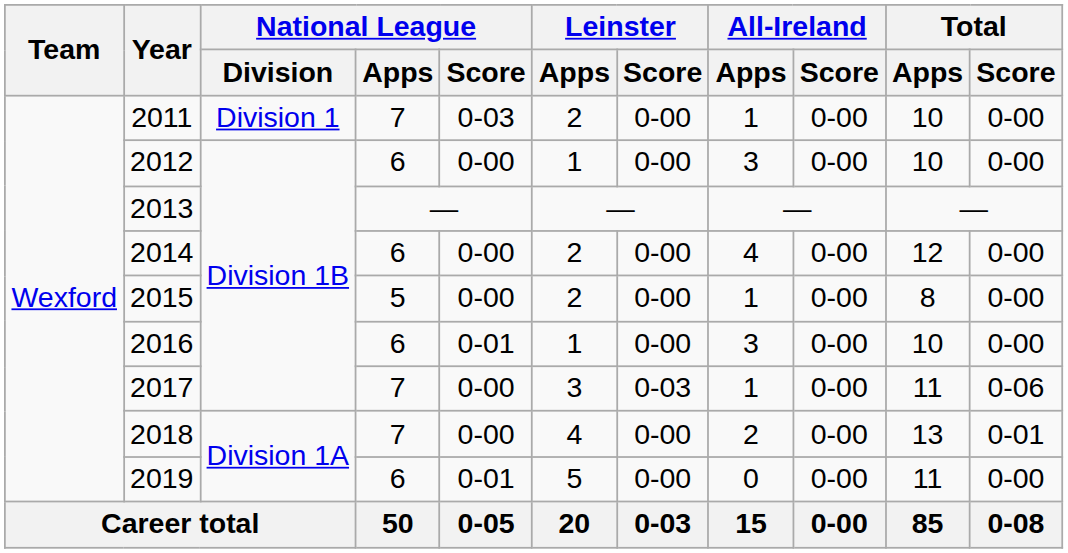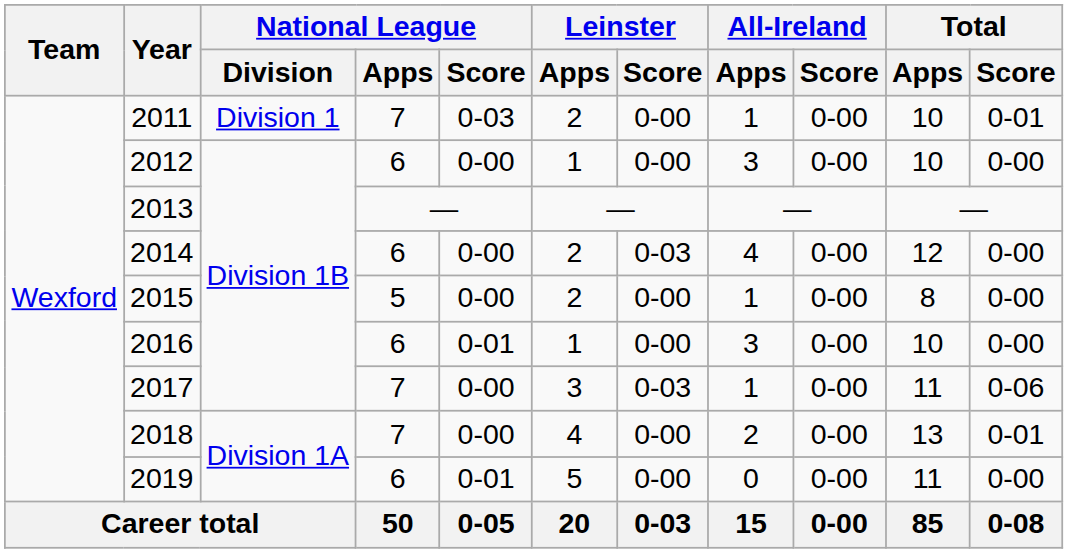(1016, 117) 0-00 -> (1016, 117) 0-01
(663, 252) 0-00 -> (663, 252) 0-03
